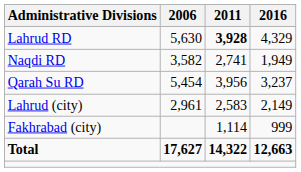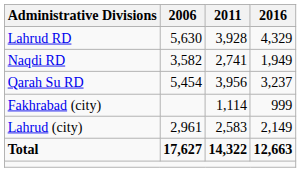(231, 37) bold -> (231, 37) normal
rows swapped: (54, 127) <-> (45, 104)
